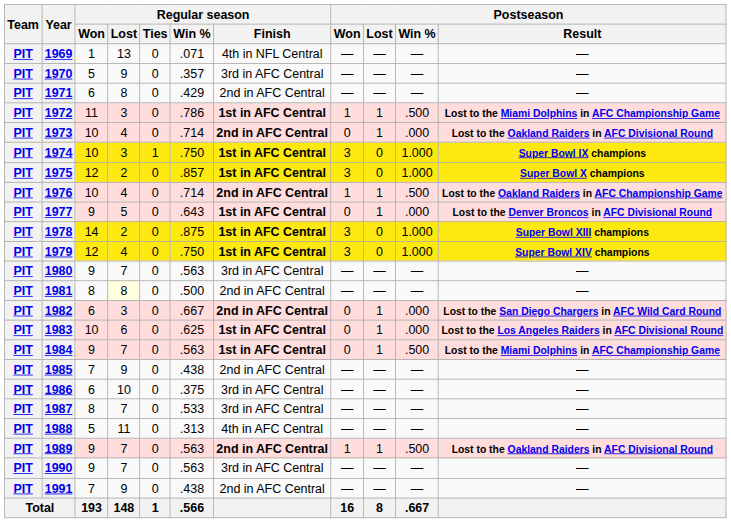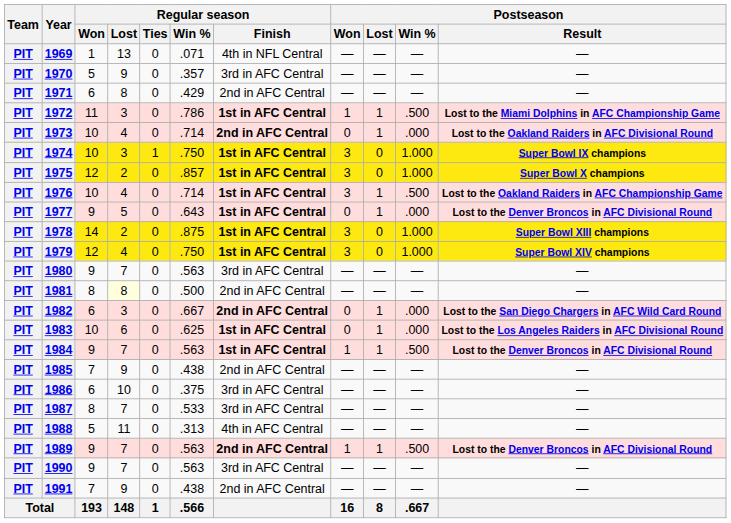(272, 192) 2nd in AFC Central -> (272, 192) 1st in AFC Central
(347, 192) 1 -> (347, 192) 3
(347, 350) 0 -> (347, 350) 1
(582, 351) Lost to the Miami Dolphins in AFC Championship Game -> (582, 351) Lost to the Denver Broncos in AFC Divisional Round
(582, 450) Lost to the Oakland Raiders in AFC Divisional Round -> (582, 450) Lost to the Denver Broncos in AFC Divisional Round
